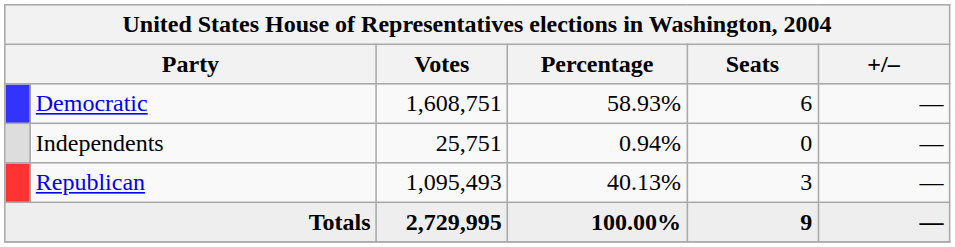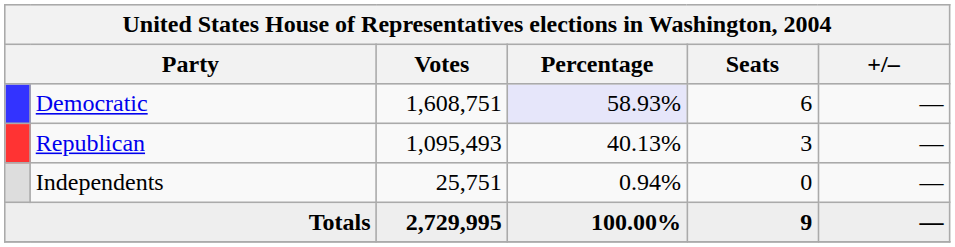(644, 103) no background -> (644, 103) lavender background
rows swapped: (90, 182) <-> (100, 143)
